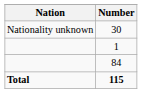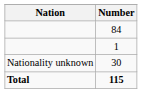rows swapped: (116, 63) <-> (116, 29)
